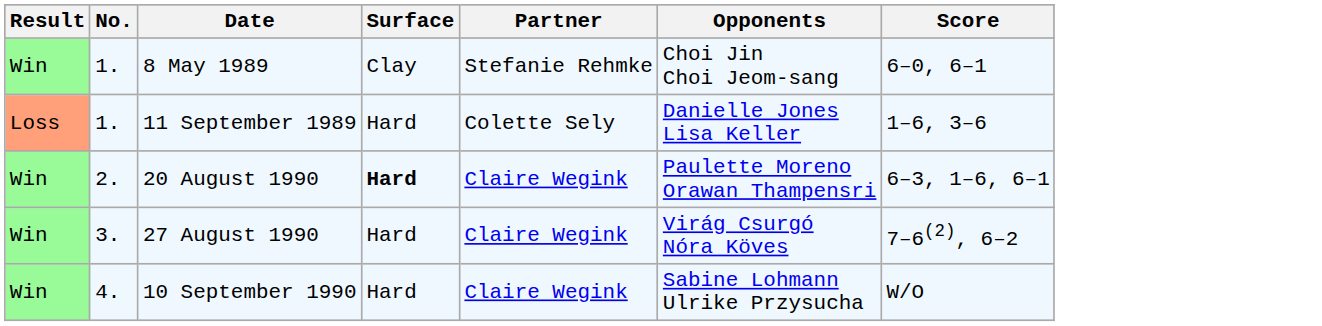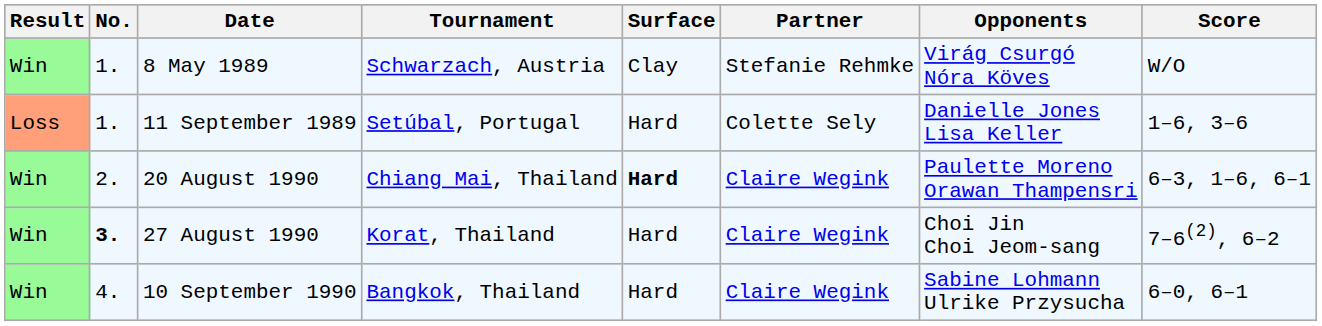+ column: (492, 21)
(751, 66) Choi Jin Choi Jeom-sang -> (999, 66) Virág Csurgó Nóra Köves
(937, 66) 6–0, 6–1 -> (1167, 66) W/O
(108, 235) normal -> (108, 235) bold
(738, 235) Virág Csurgó Nóra Köves -> (1012, 235) Choi Jin Choi Jeom-sang
(905, 292) W/O -> (1198, 292) 6–0, 6–1
